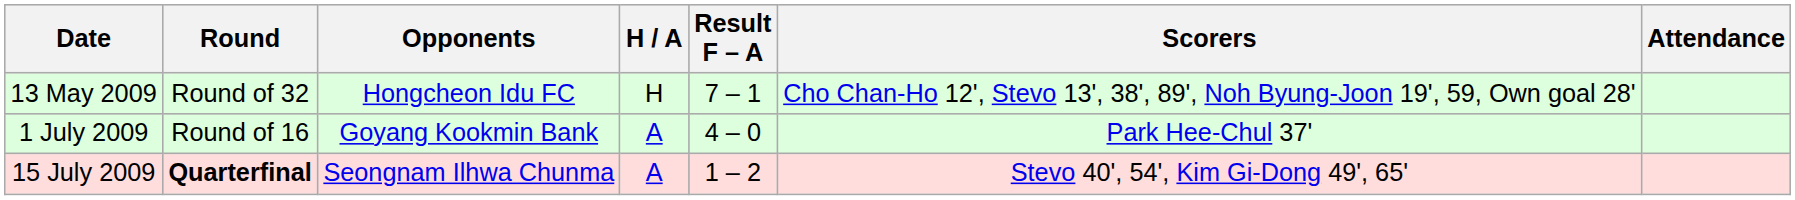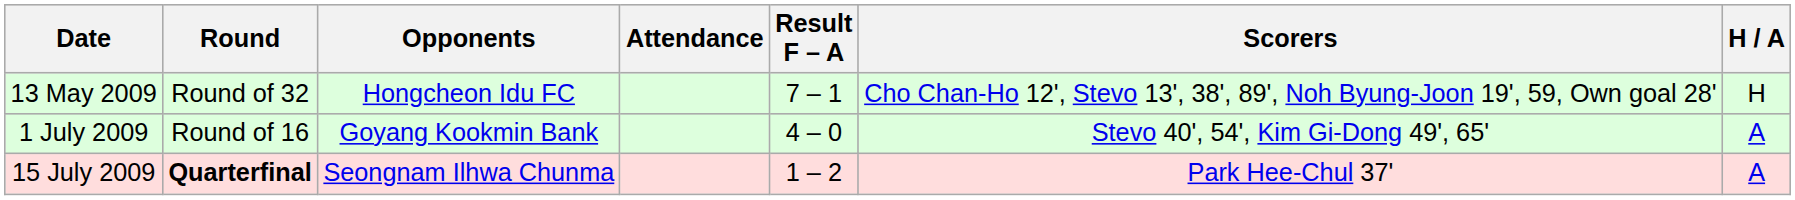columns swapped: (654, 38) <-> (1716, 38)
(1209, 133) Park Hee-Chul 37' -> (1290, 133) Stevo 40', 54', Kim Gi-Dong 49', 65'
(1209, 173) Stevo 40', 54', Kim Gi-Dong 49', 65' -> (1290, 173) Park Hee-Chul 37'
